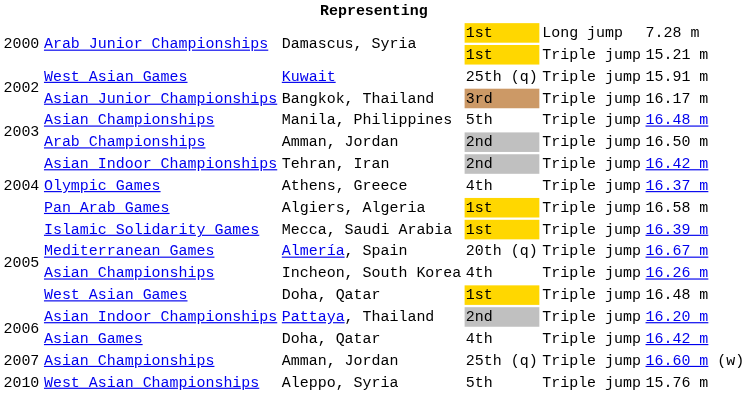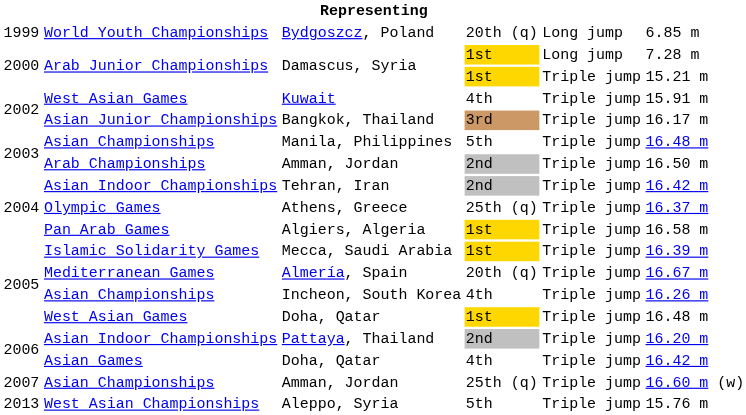+ row: (156, 33)
(502, 77) 25th (q) -> (479, 98) 4th
(479, 186) 4th -> (502, 208) 25th (q)
(21, 383) 2010 -> (21, 404) 2013
